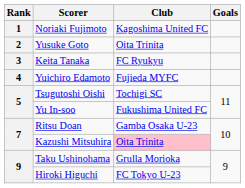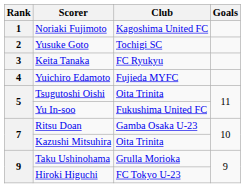(140, 45) Oita Trinita -> (139, 45) Tochigi SC
(139, 93) Tochigi SC -> (140, 93) Oita Trinita
(140, 142) pink background -> (140, 142) no background
